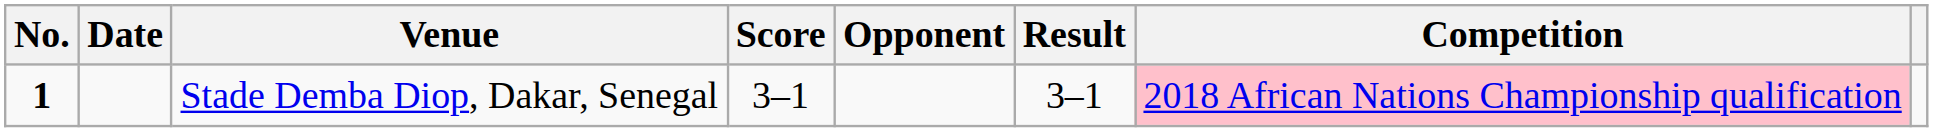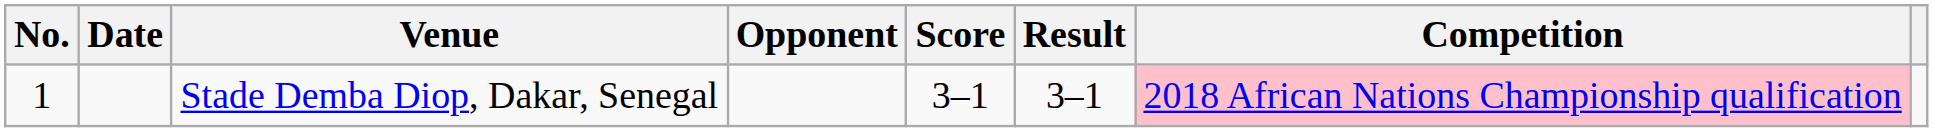columns swapped: (924, 34) <-> (781, 34)
(42, 94) bold -> (42, 94) normal
